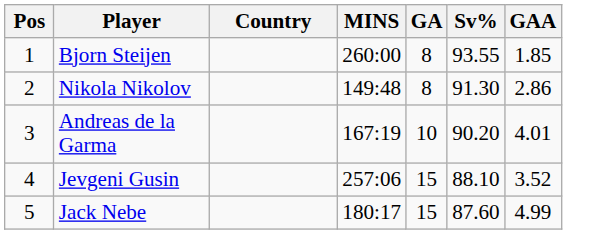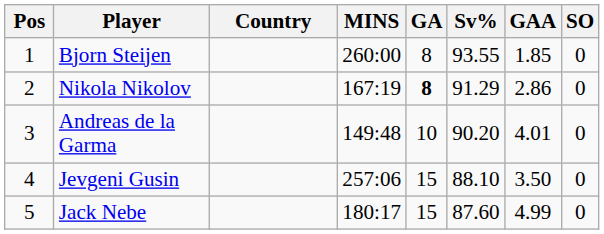+ column: (580, 21)
(372, 88) 149:48 -> (372, 88) 167:19
(427, 88) normal -> (427, 88) bold
(476, 88) 91.30 -> (476, 88) 91.29
(372, 133) 167:19 -> (372, 133) 149:48
(533, 178) 3.52 -> (533, 178) 3.50
